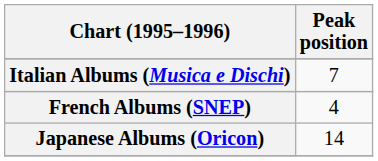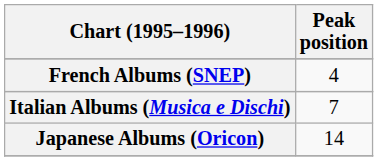rows swapped: (150, 107) <-> (150, 75)
